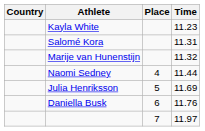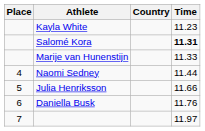columns swapped: (157, 12) <-> (25, 12)
(186, 42) normal -> (186, 42) bold
(186, 57) 11.32 -> (186, 57) 11.33
(186, 88) 11.69 -> (186, 88) 11.66
